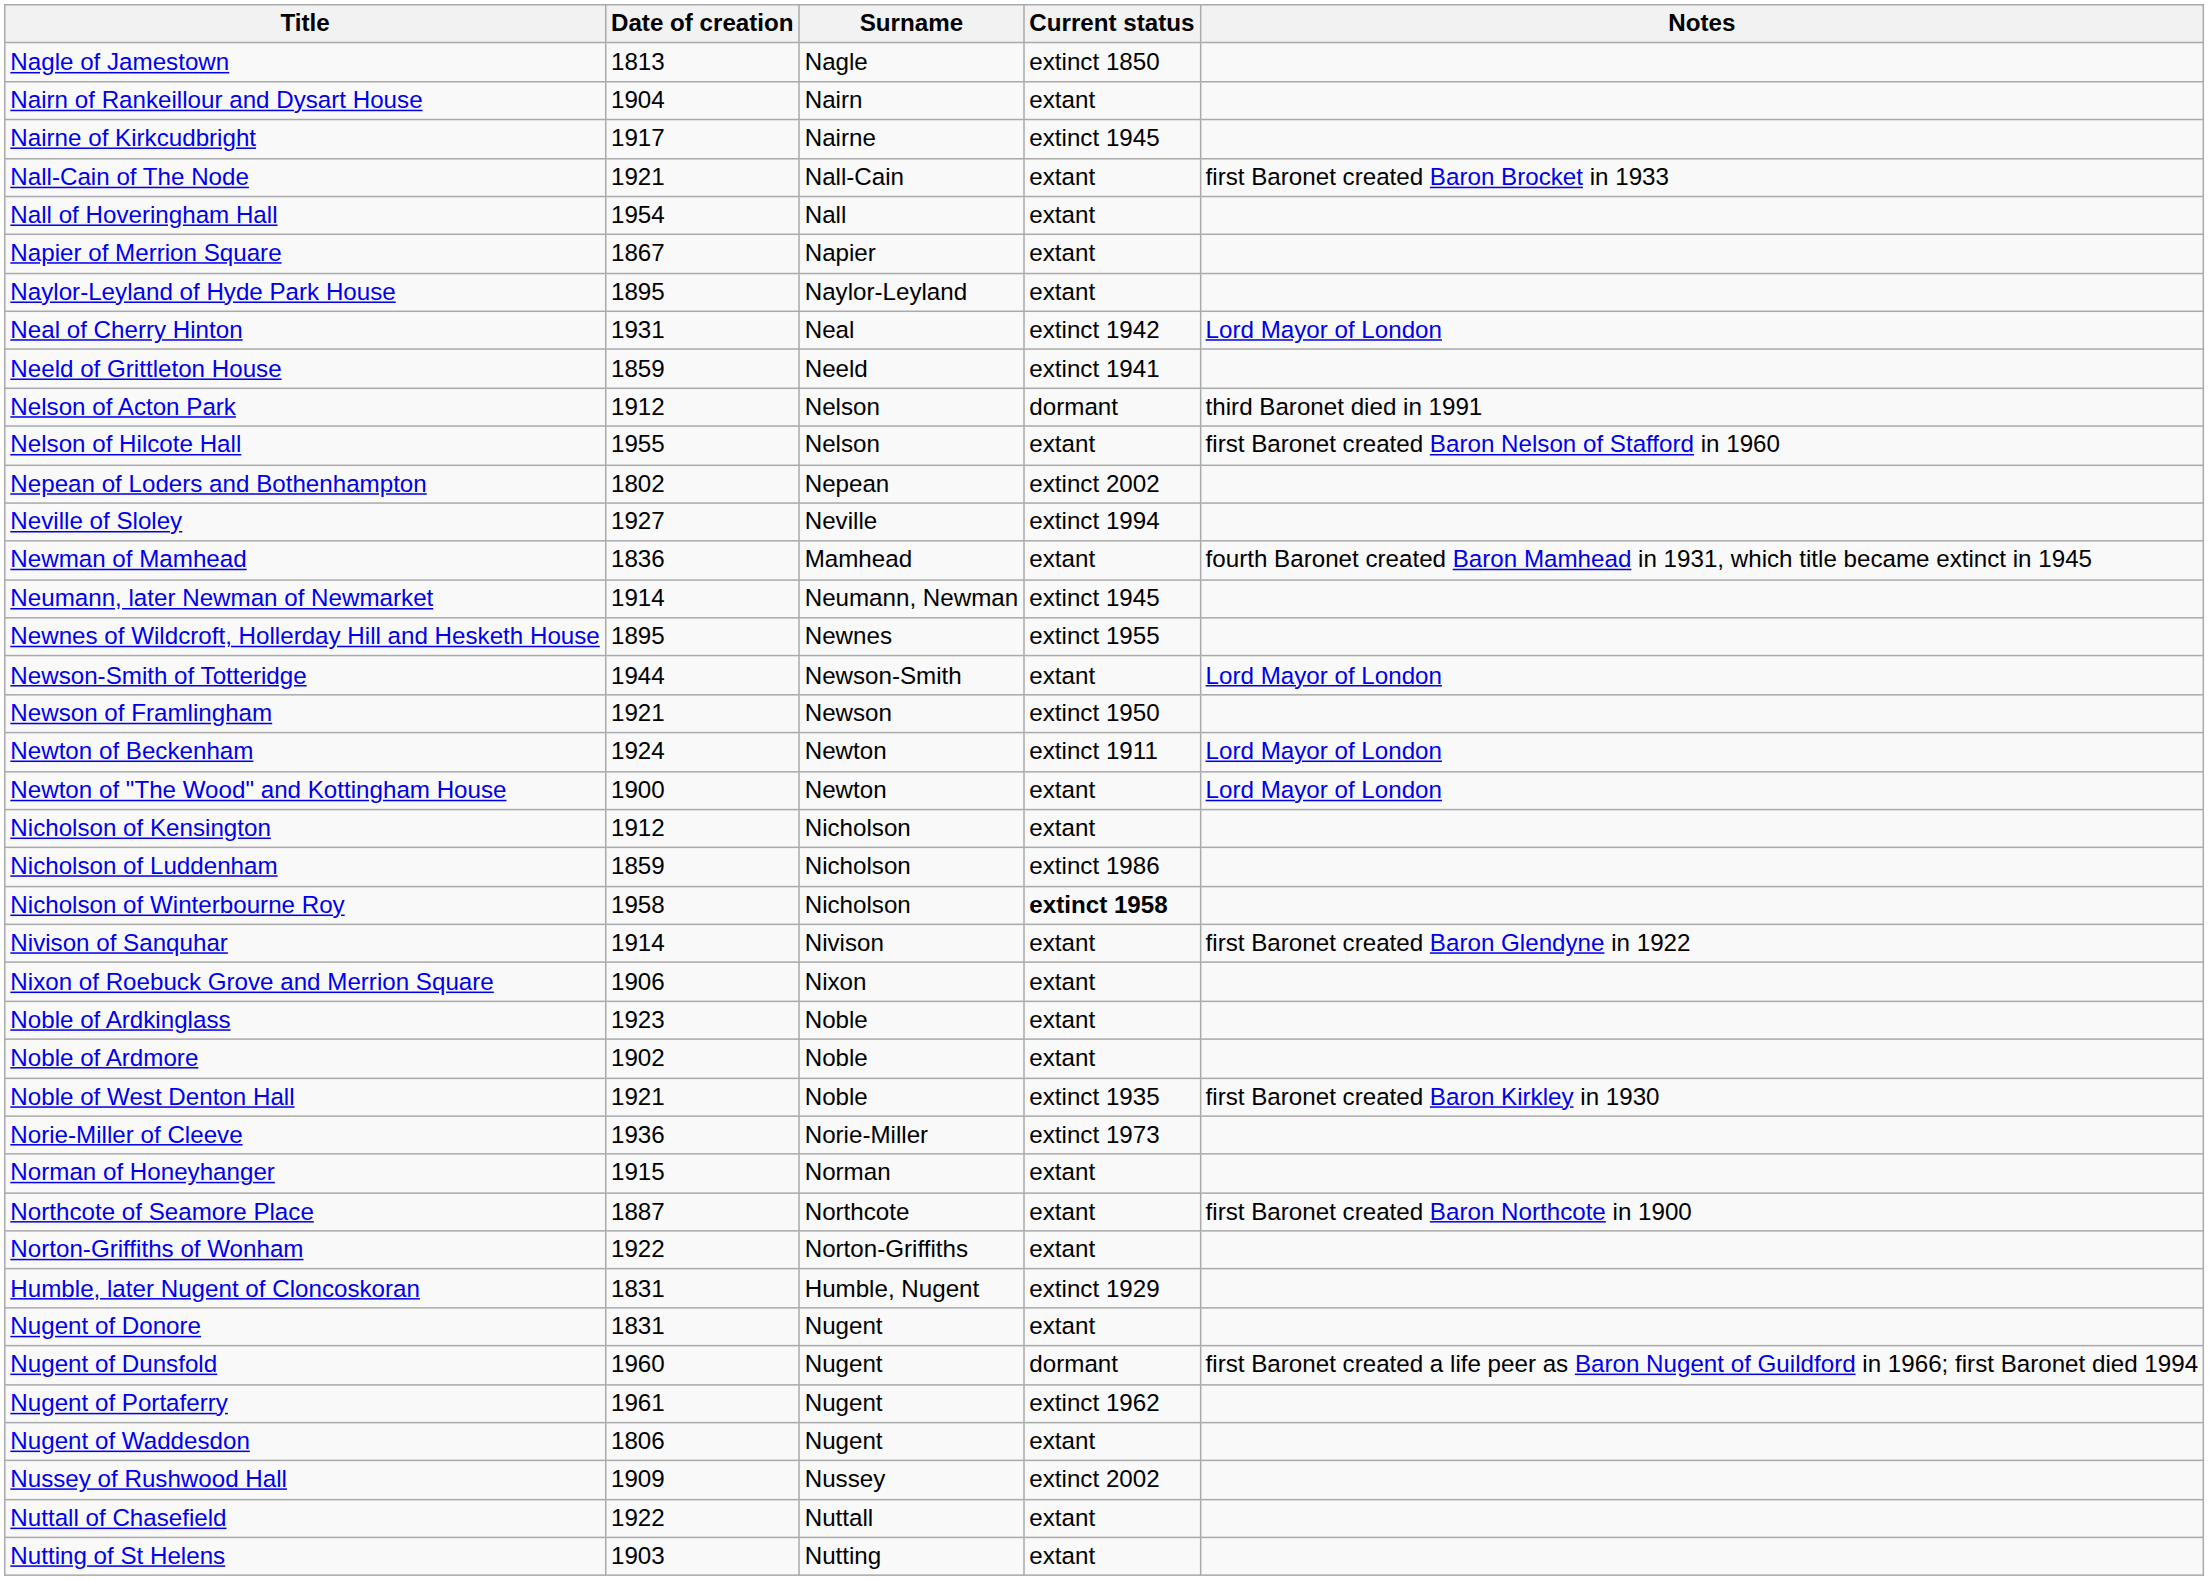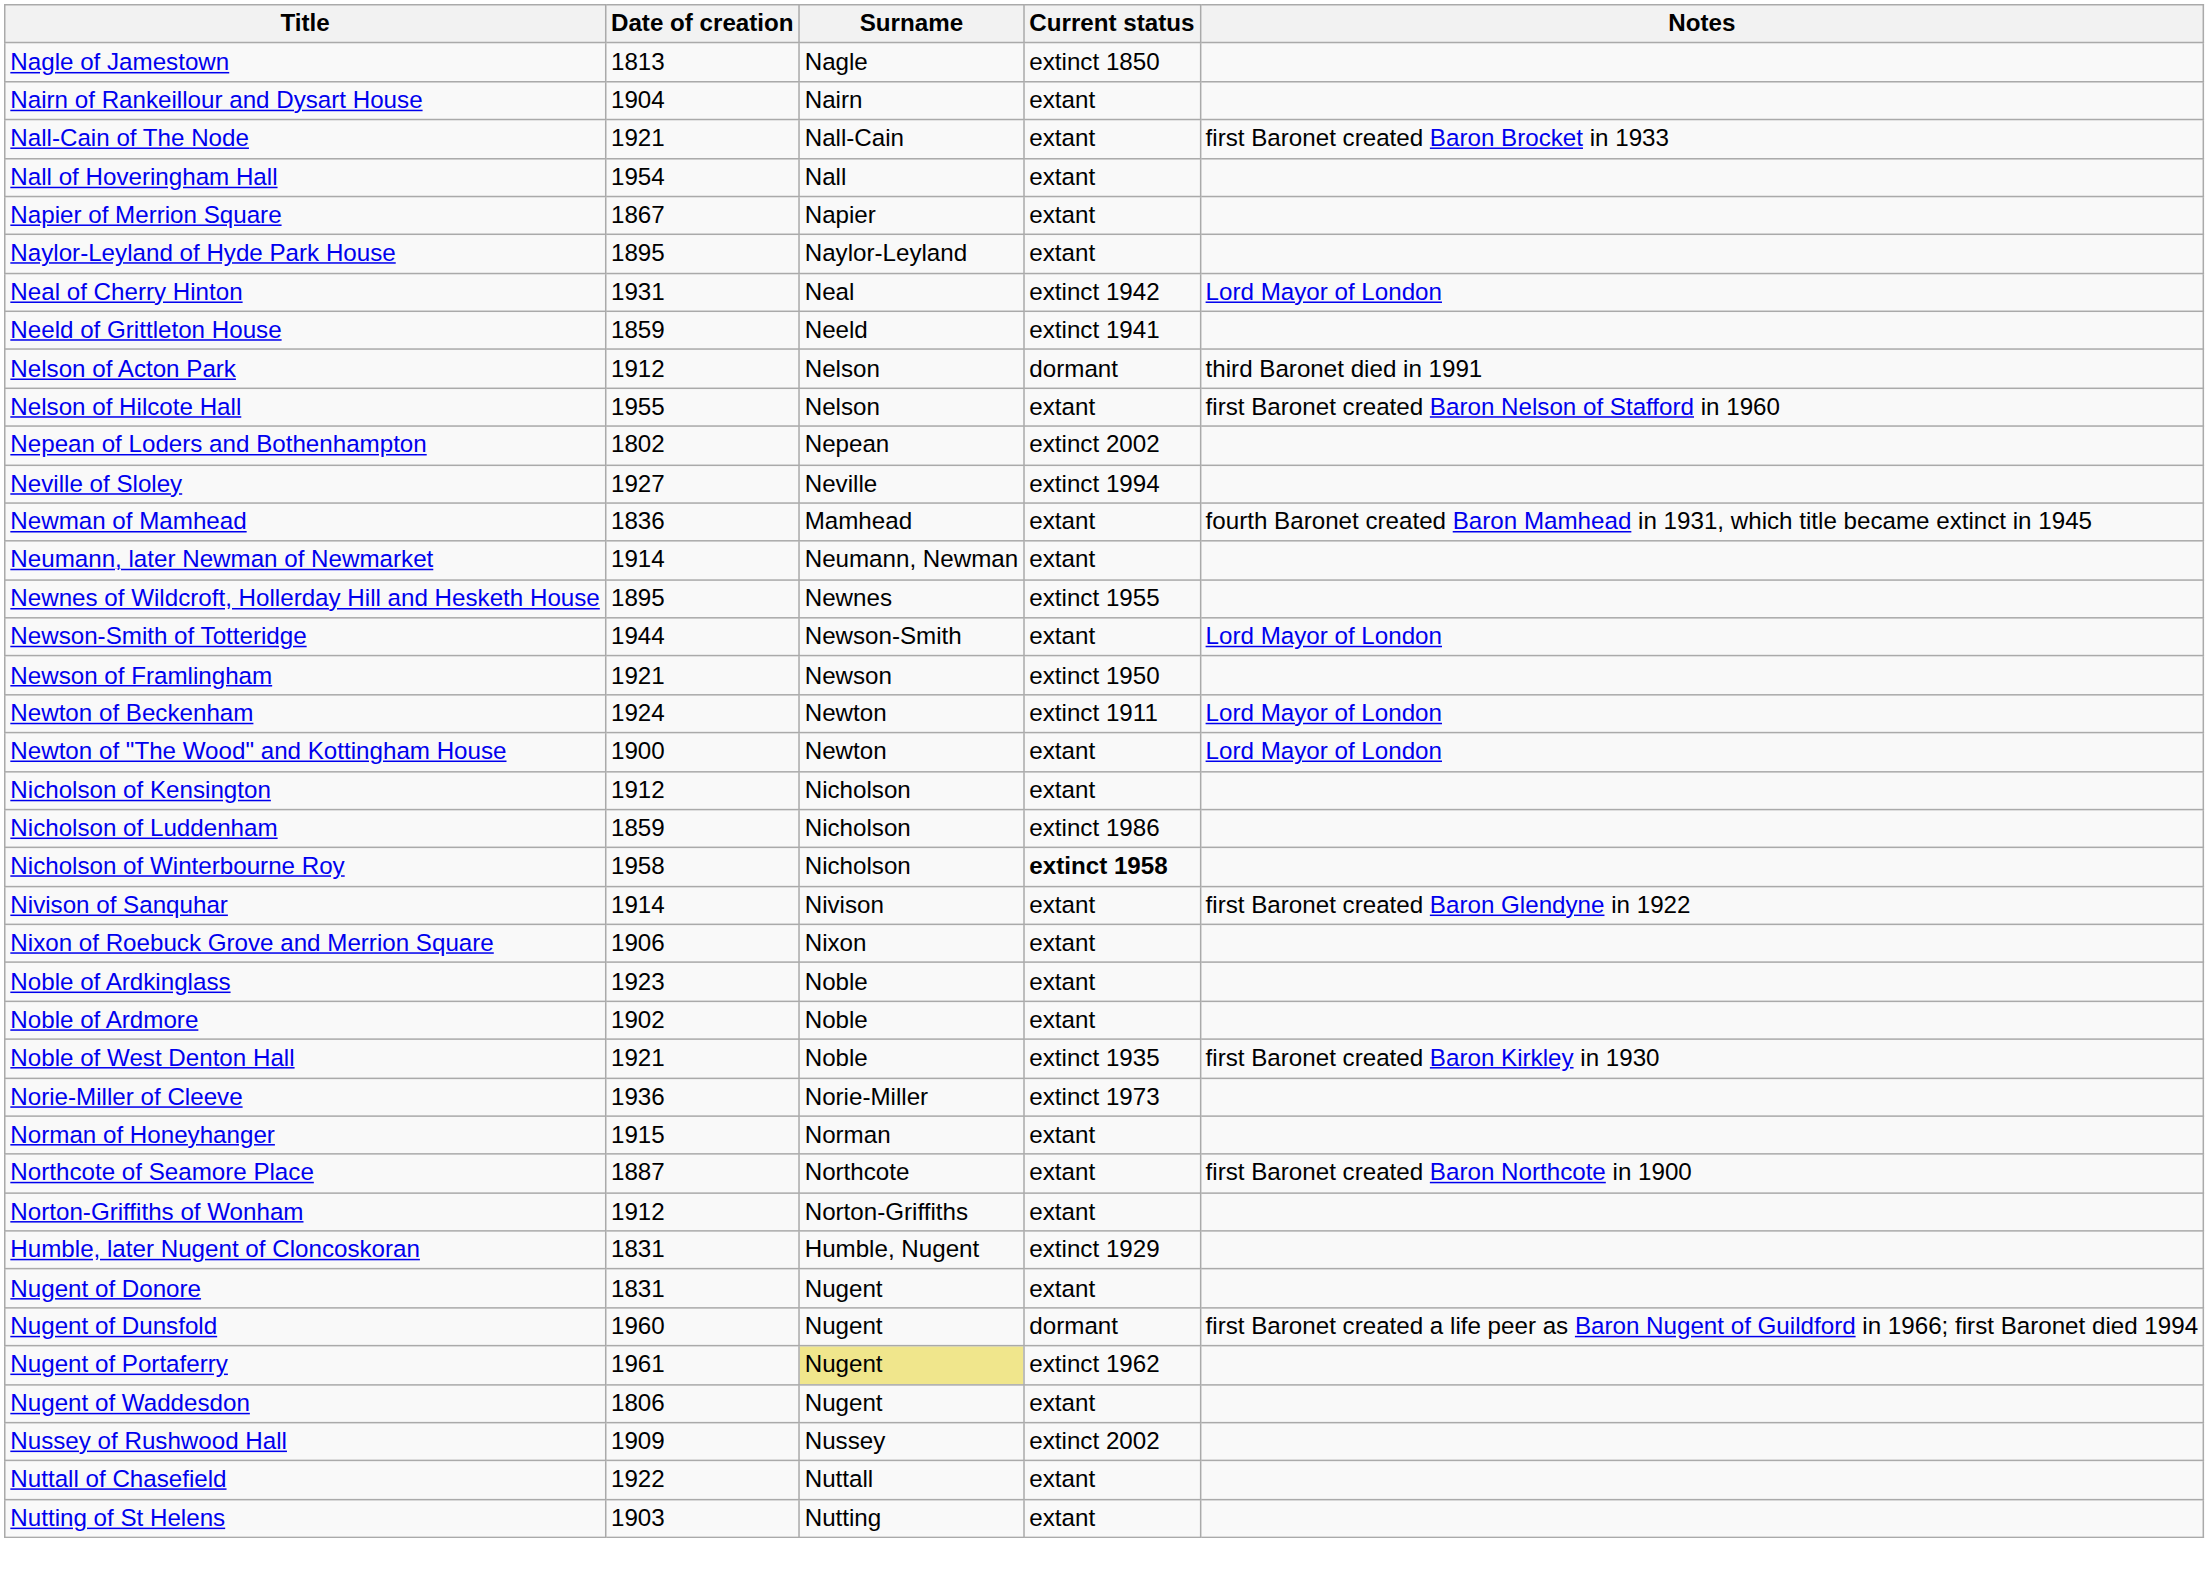- row: (133, 138)
(1094, 598) extinct 1945 -> (1062, 560) extant
(638, 1249) 1922 -> (638, 1211) 1912
(844, 1403) no background -> (844, 1364) khaki background
